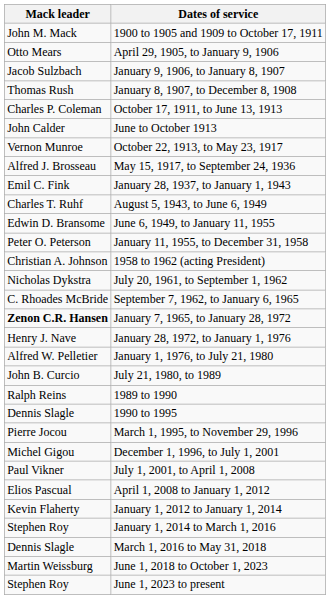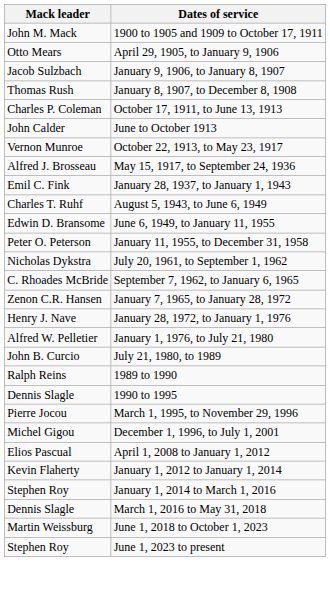- row: (189, 261)
(57, 318) bold -> (54, 299) normal
- row: (184, 470)
